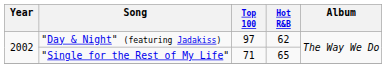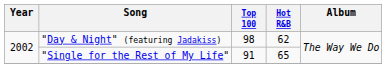(249, 39) 97 -> (249, 39) 98
(249, 55) 71 -> (249, 55) 91
